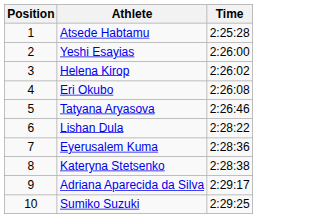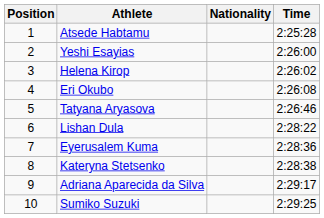+ column: (240, 14)
